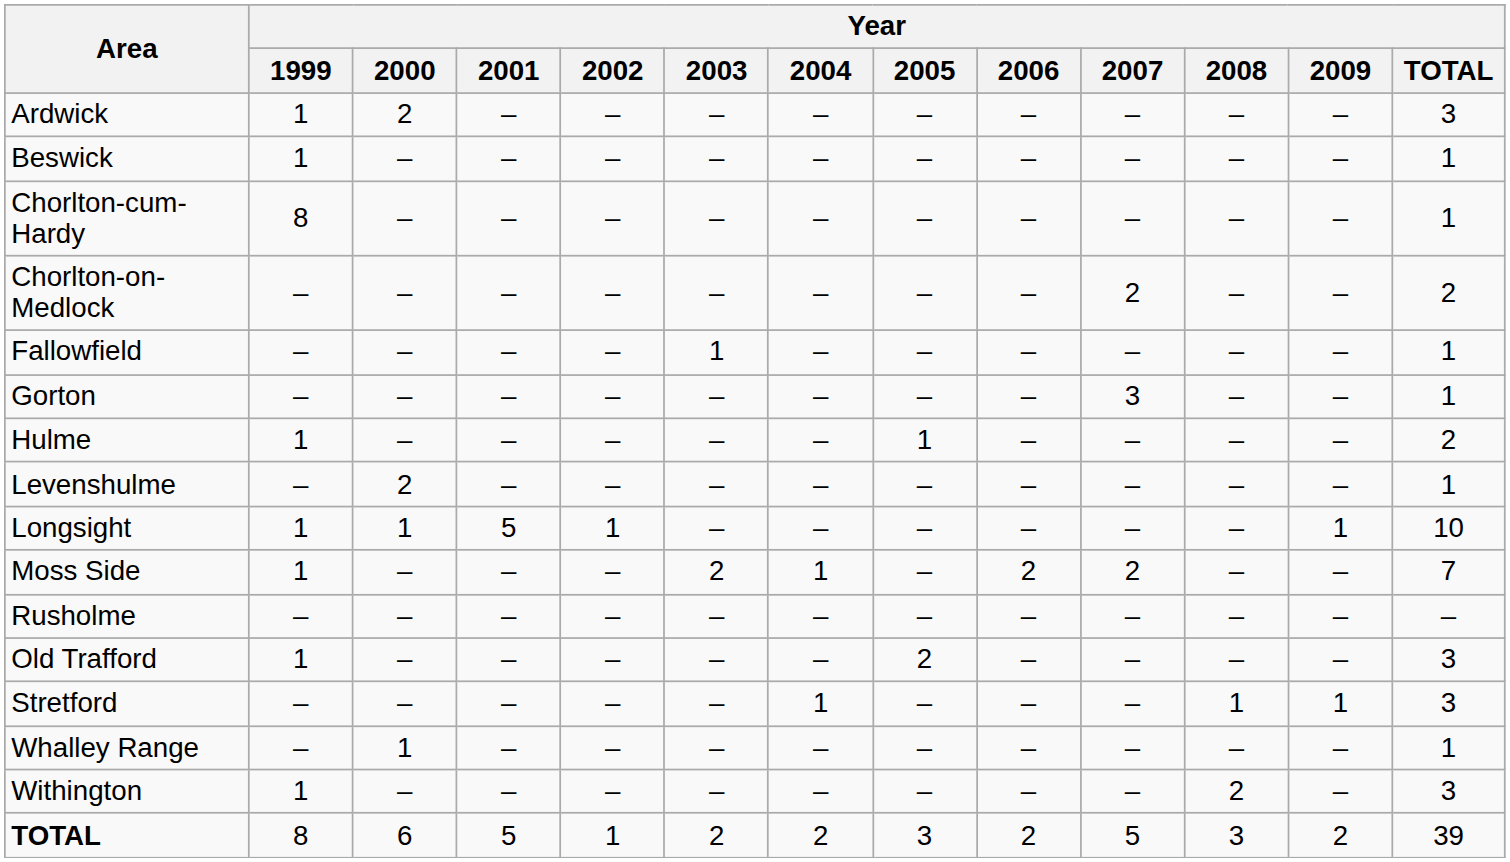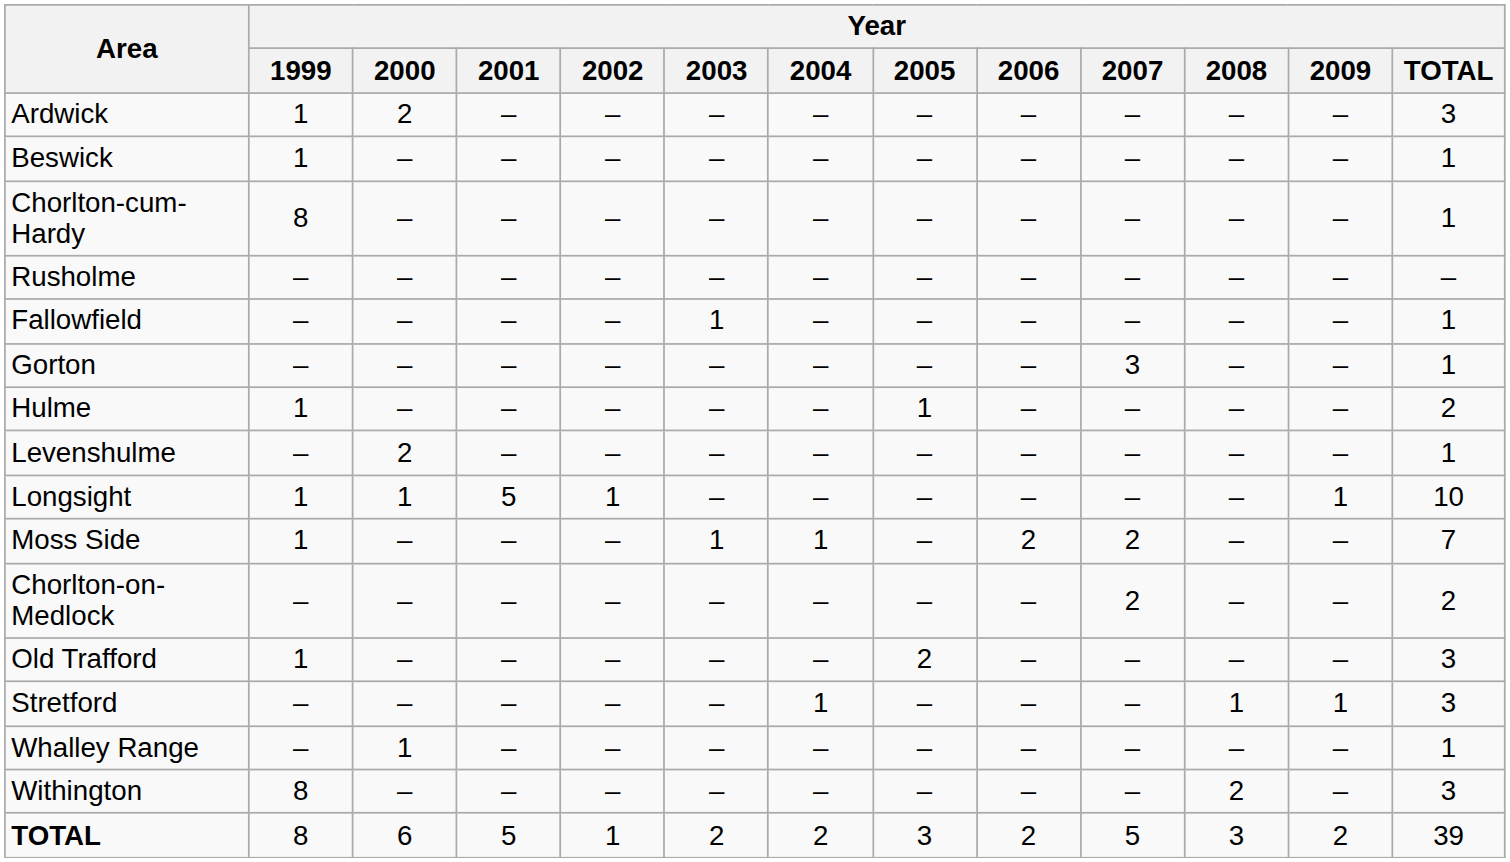rows swapped: (88, 292) <-> (74, 615)
(717, 571) 2 -> (717, 540) 1
(301, 791) 1 -> (301, 791) 8
